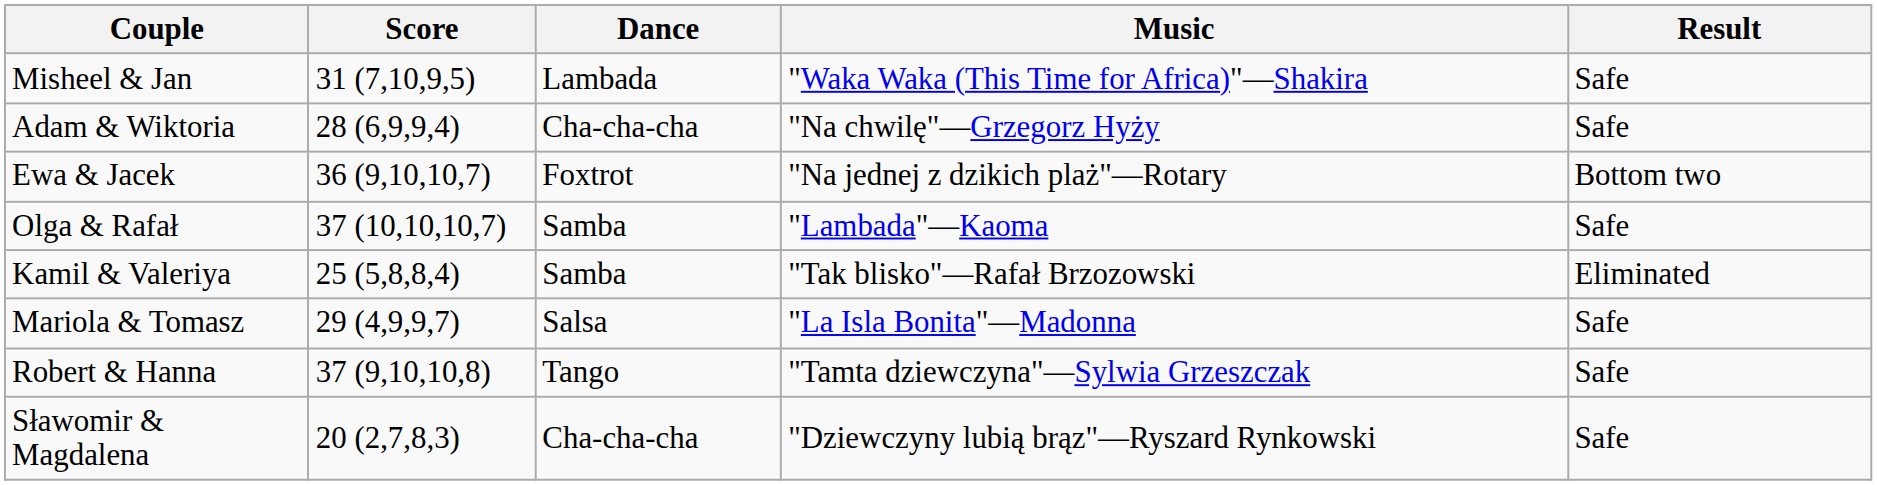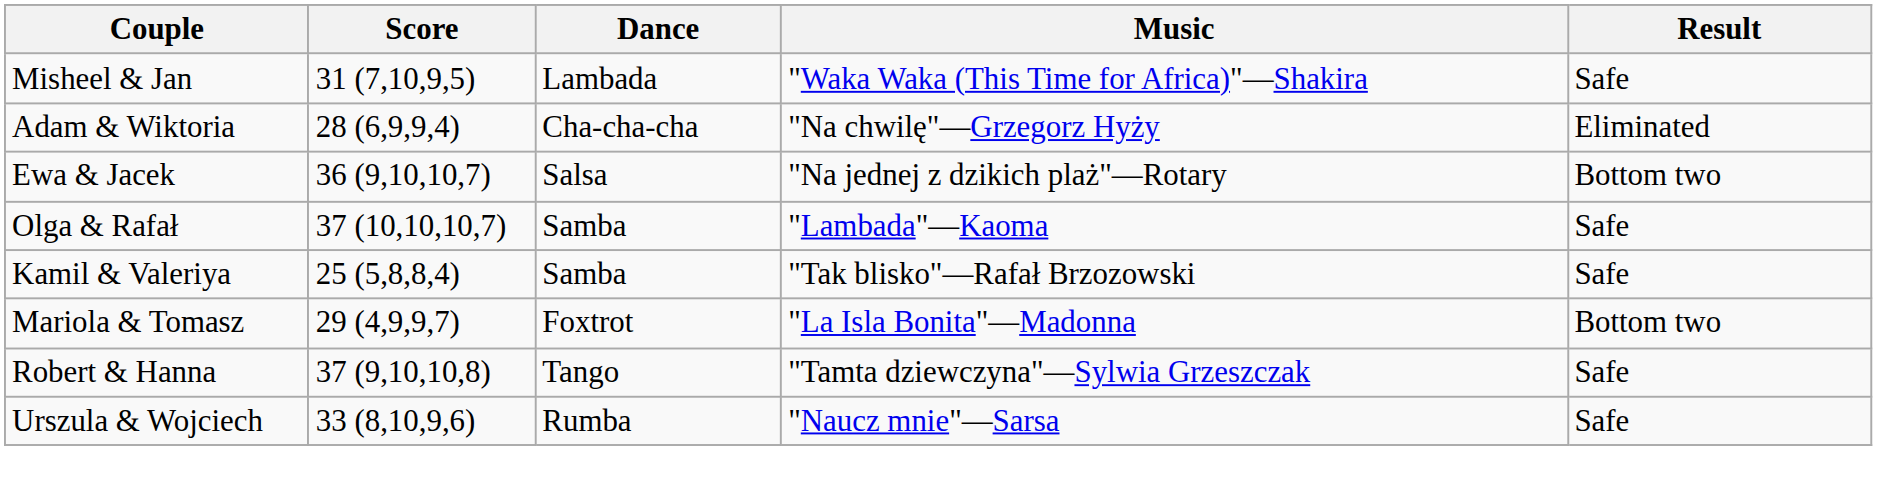(1602, 126) Safe -> (1642, 126) Eliminated
(588, 175) Foxtrot -> (575, 175) Salsa
(1642, 273) Eliminated -> (1602, 273) Safe
(575, 322) Salsa -> (588, 322) Foxtrot
(1602, 322) Safe -> (1648, 322) Bottom two
+ row: (137, 420)
- row: (88, 438)
